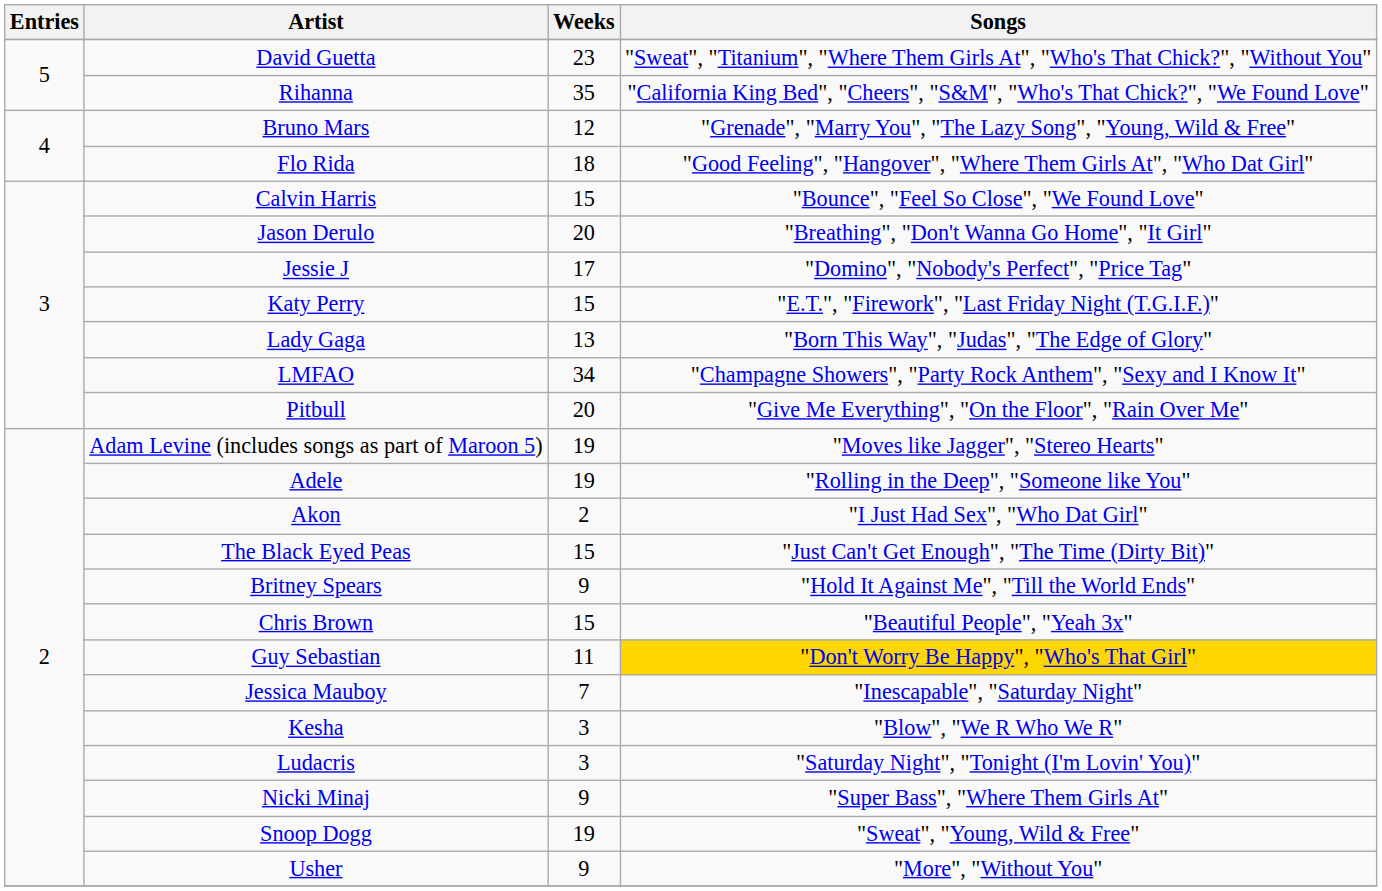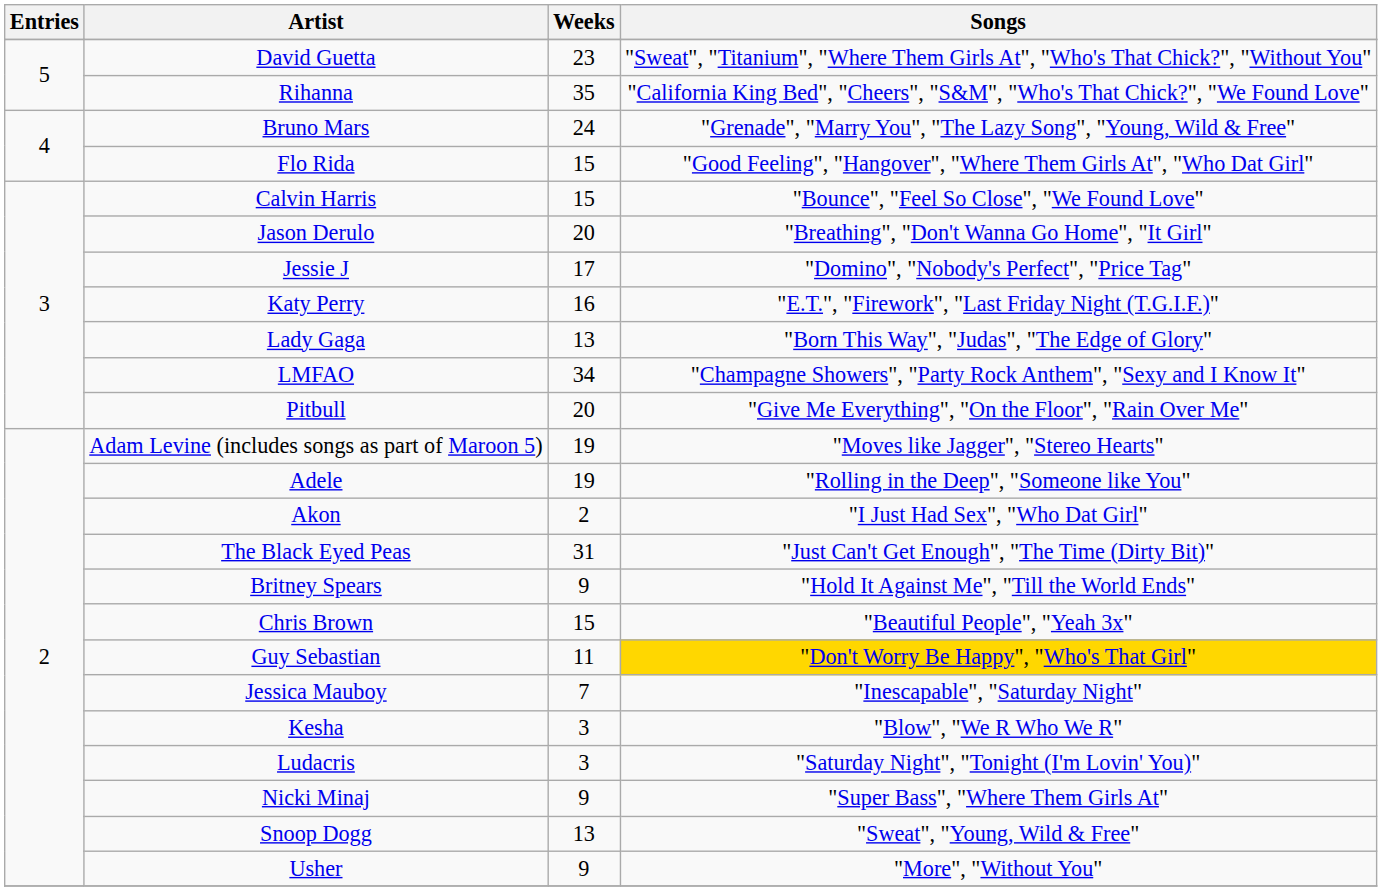(584, 127) 12 -> (584, 127) 24
(584, 163) 18 -> (584, 163) 15
(584, 304) 15 -> (584, 304) 16
(584, 551) 15 -> (584, 551) 31
(584, 833) 19 -> (584, 833) 13
